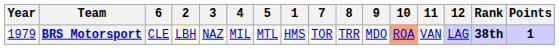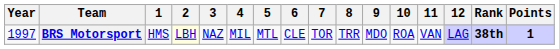columns swapped: (295, 14) <-> (158, 14)
(22, 34) 1979 -> (22, 34) 1997
(404, 34) lightsalmon background -> (404, 34) no background
